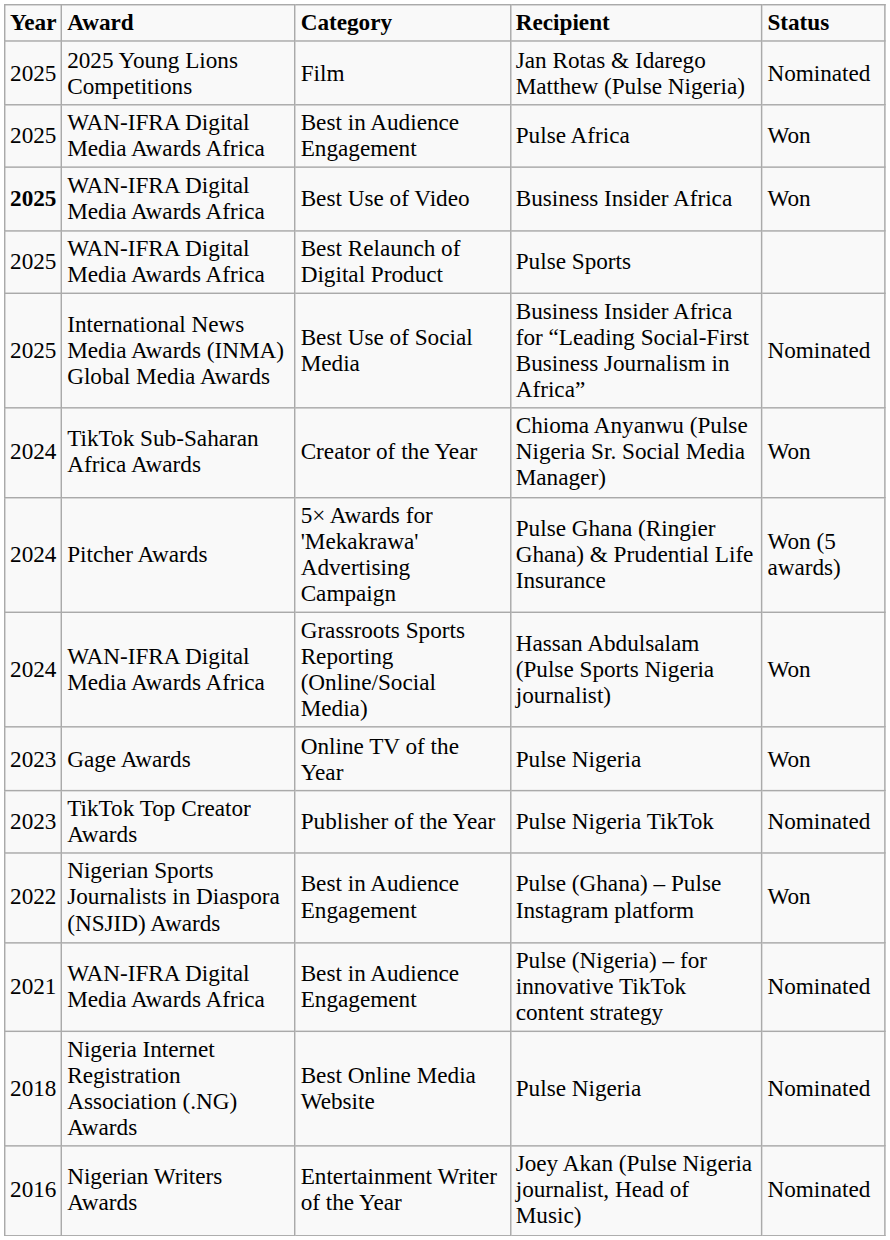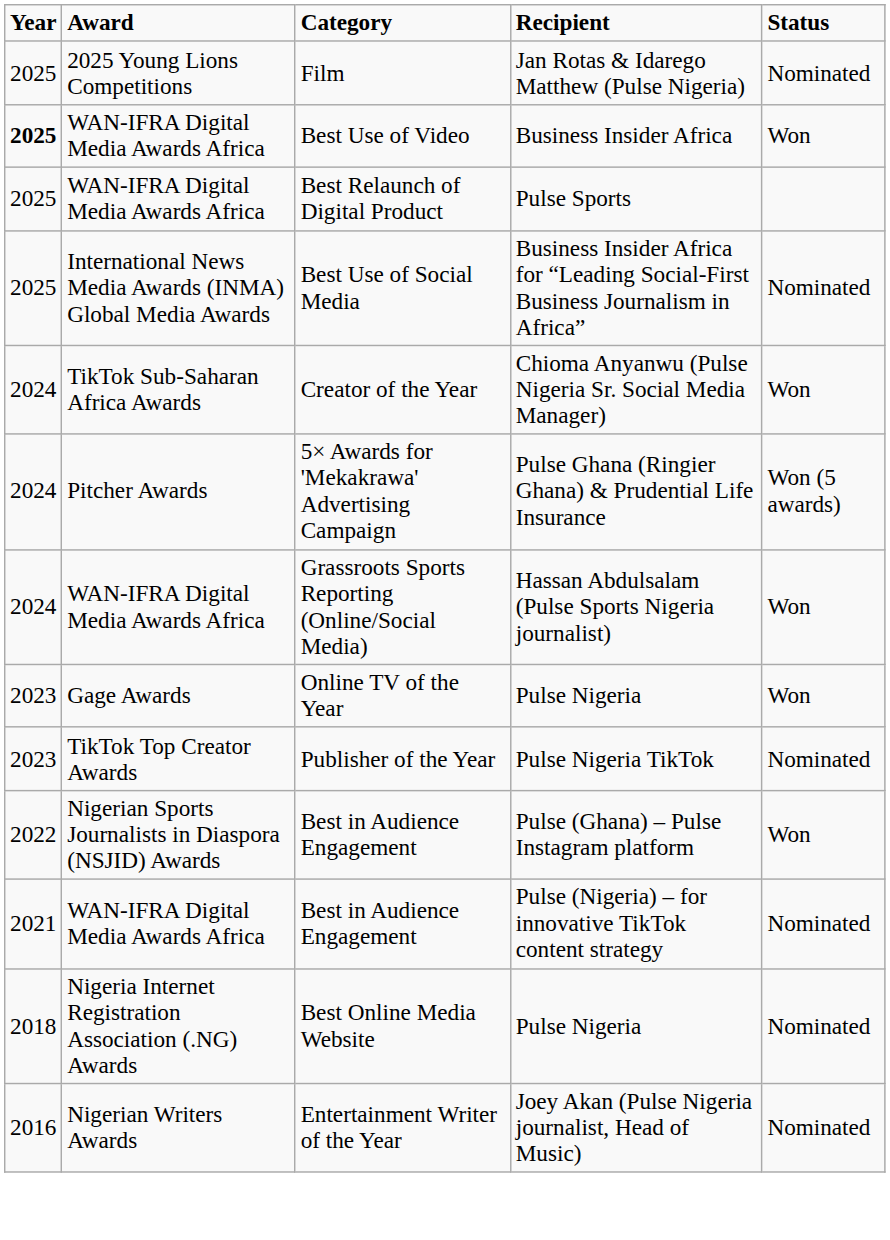- row: (380, 135)
